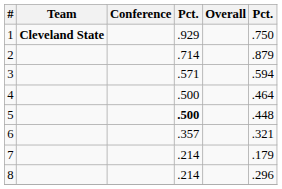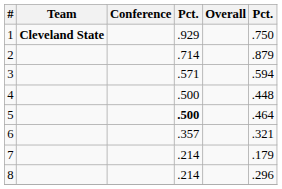(263, 94) .464 -> (263, 94) .448
(263, 114) .448 -> (263, 114) .464
